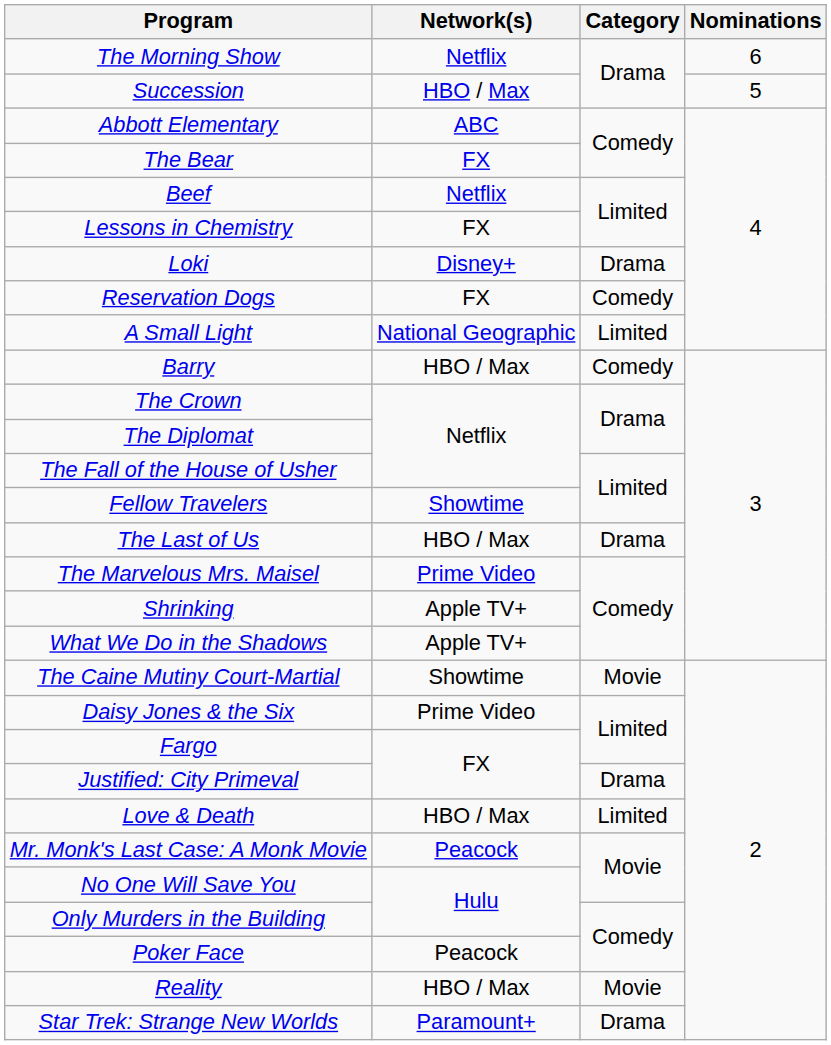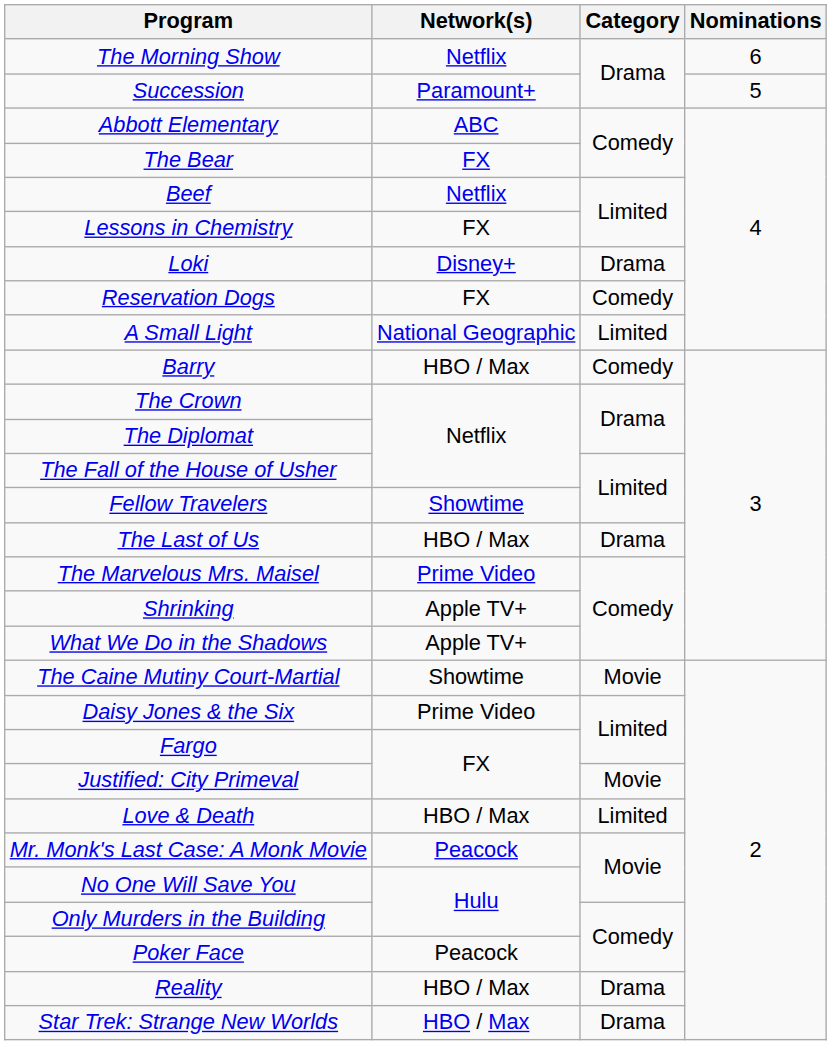(476, 90) HBO / Max -> (476, 90) Paramount+
(633, 780) Drama -> (633, 780) Movie
(633, 988) Movie -> (633, 988) Drama
(476, 1022) Paramount+ -> (476, 1022) HBO / Max
